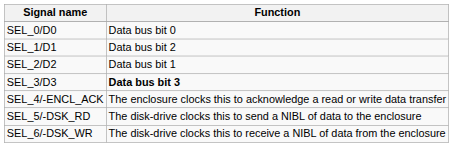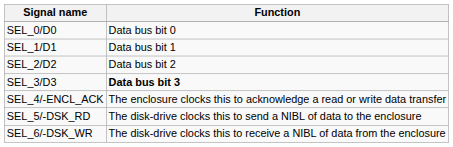(142, 47) Data bus bit 2 -> (142, 47) Data bus bit 1
(142, 64) Data bus bit 1 -> (142, 64) Data bus bit 2
